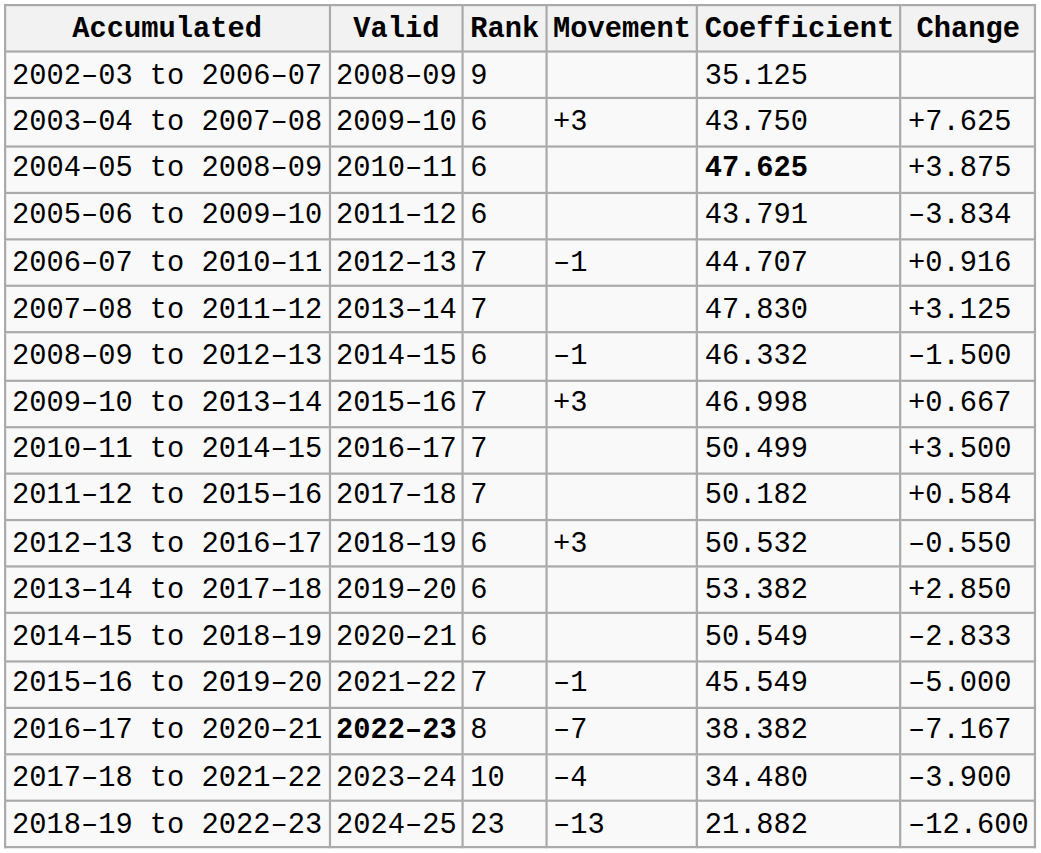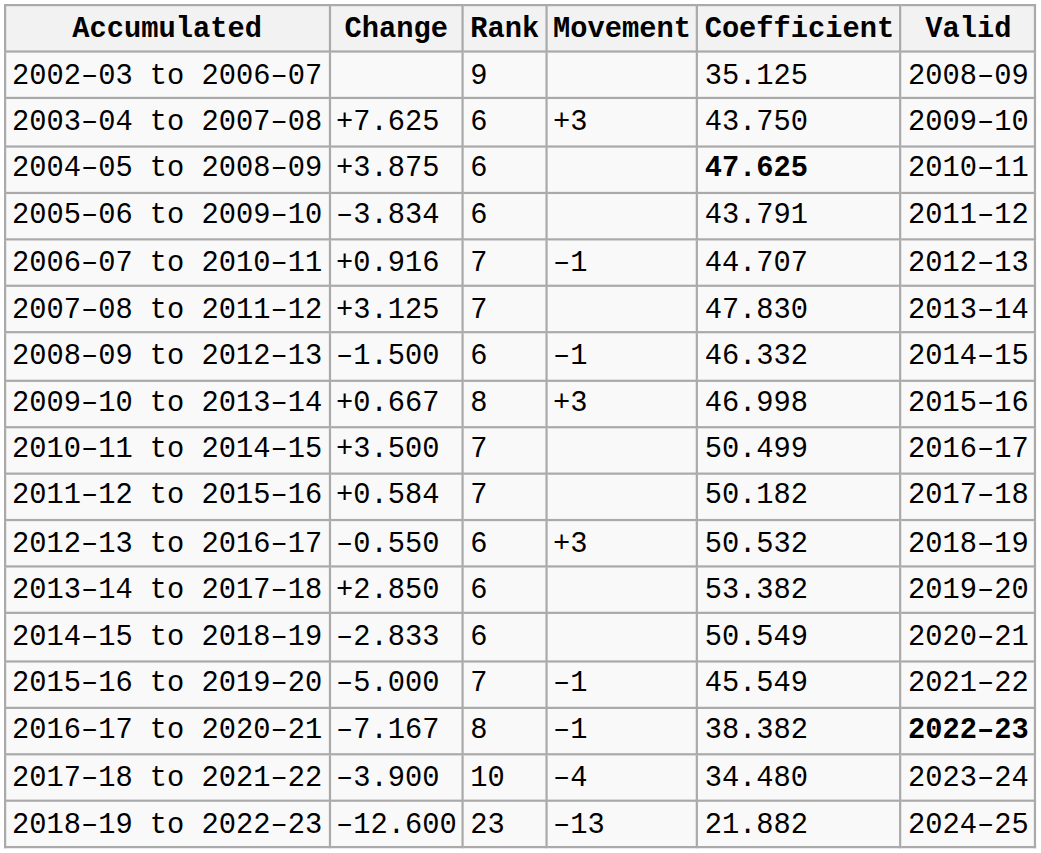columns swapped: (396, 29) <-> (968, 29)
(479, 403) 7 -> (479, 403) 8
(570, 731) –7 -> (570, 731) –1
